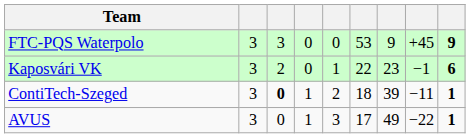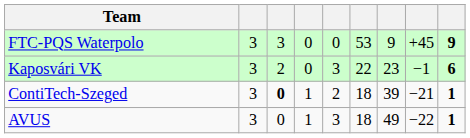(336, 68) 1 -> (336, 68) 3
(421, 94) −11 -> (421, 94) −21
(364, 119) 17 -> (364, 119) 18
